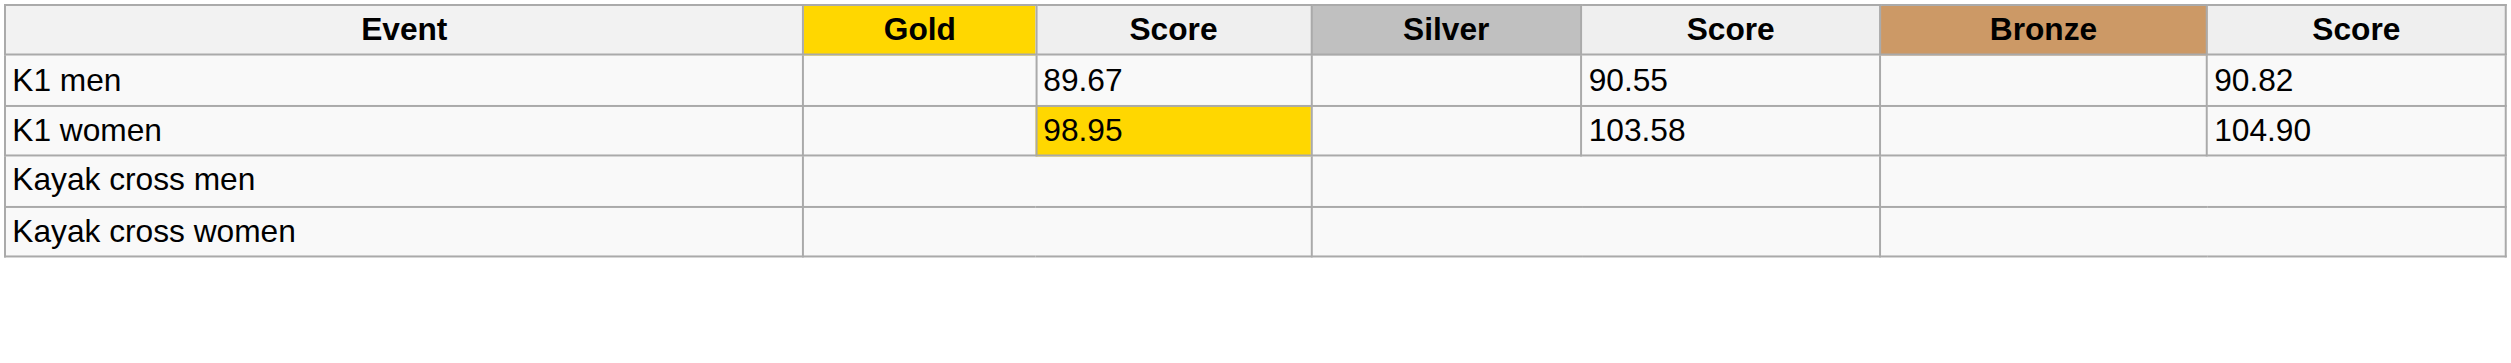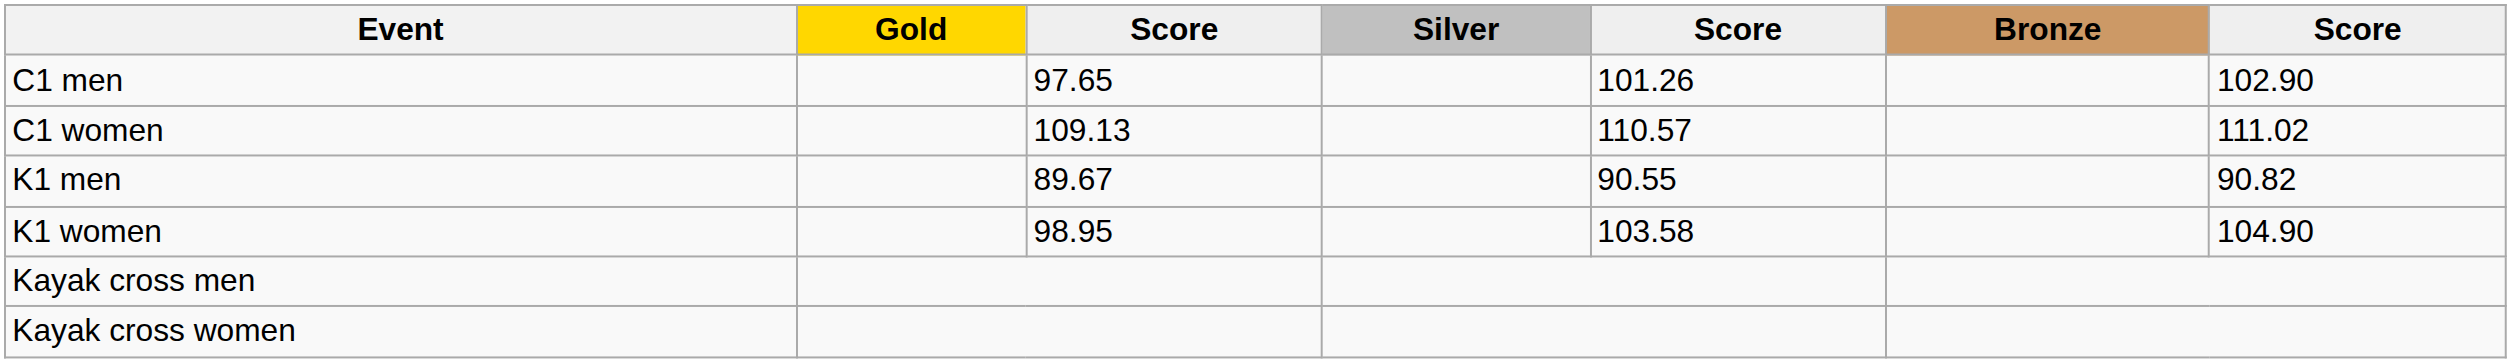+ row: (68, 79)
+ row: (88, 130)
(1083, 130) gold background -> (1073, 230) no background
